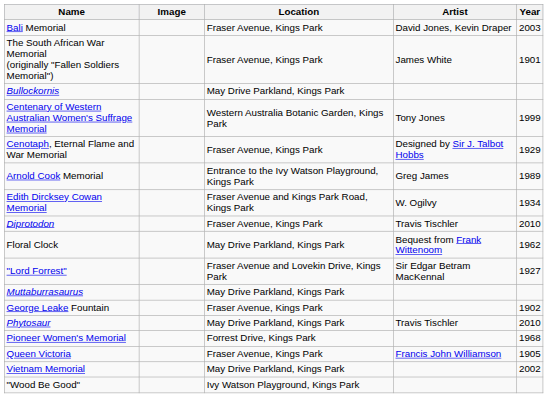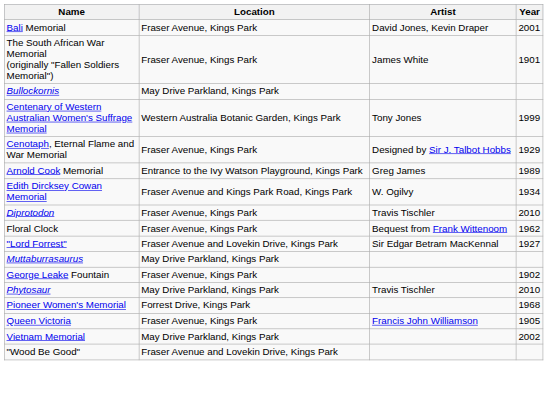- column: (172, 12)
(530, 27) 2003 -> (529, 27) 2001
(276, 244) May Drive Parkland, Kings Park -> (199, 228) Fraser Avenue, Kings Park
(283, 385) Ivy Watson Playground, Kings Park -> (240, 352) Fraser Avenue and Lovekin Drive, Kings Park
